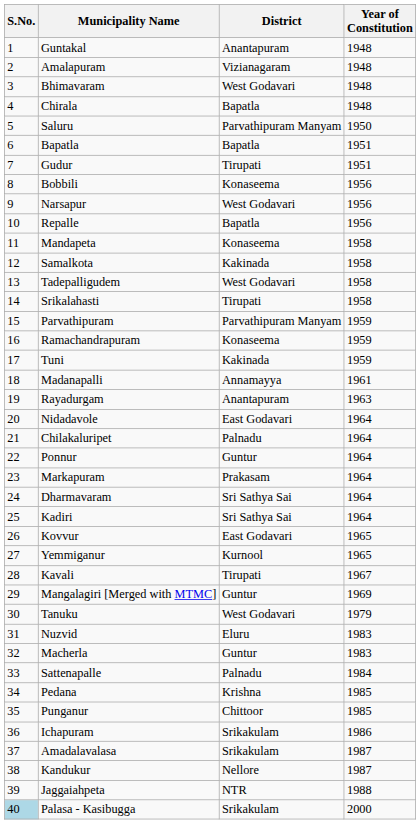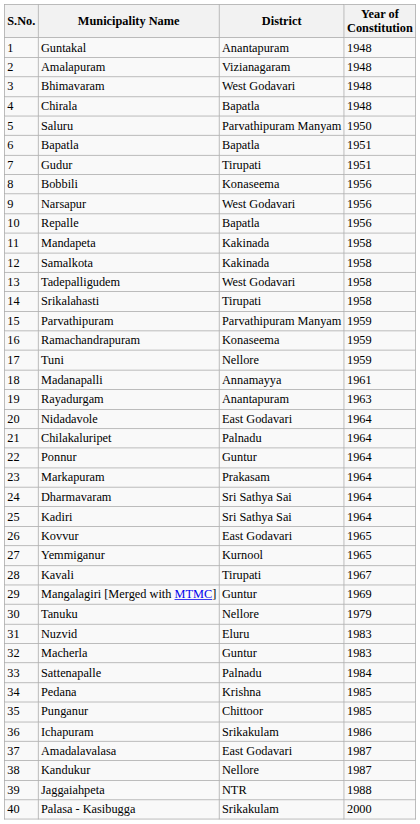(251, 243) Konaseema -> (246, 243) Kakinada
(246, 360) Kakinada -> (240, 360) Nellore
(259, 614) West Godavari -> (240, 614) Nellore
(250, 751) Srikakulam -> (257, 751) East Godavari
(13, 809) lightblue background -> (13, 809) no background
